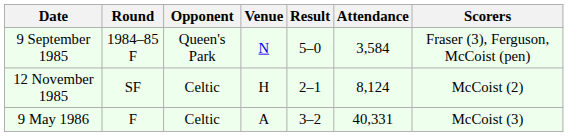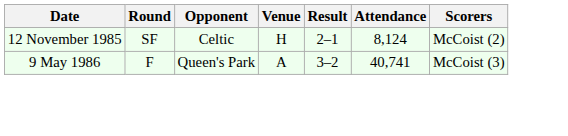- row: (53, 47)
(202, 119) Celtic -> (216, 62) Queen's Park
(373, 119) 40,331 -> (390, 62) 40,741
